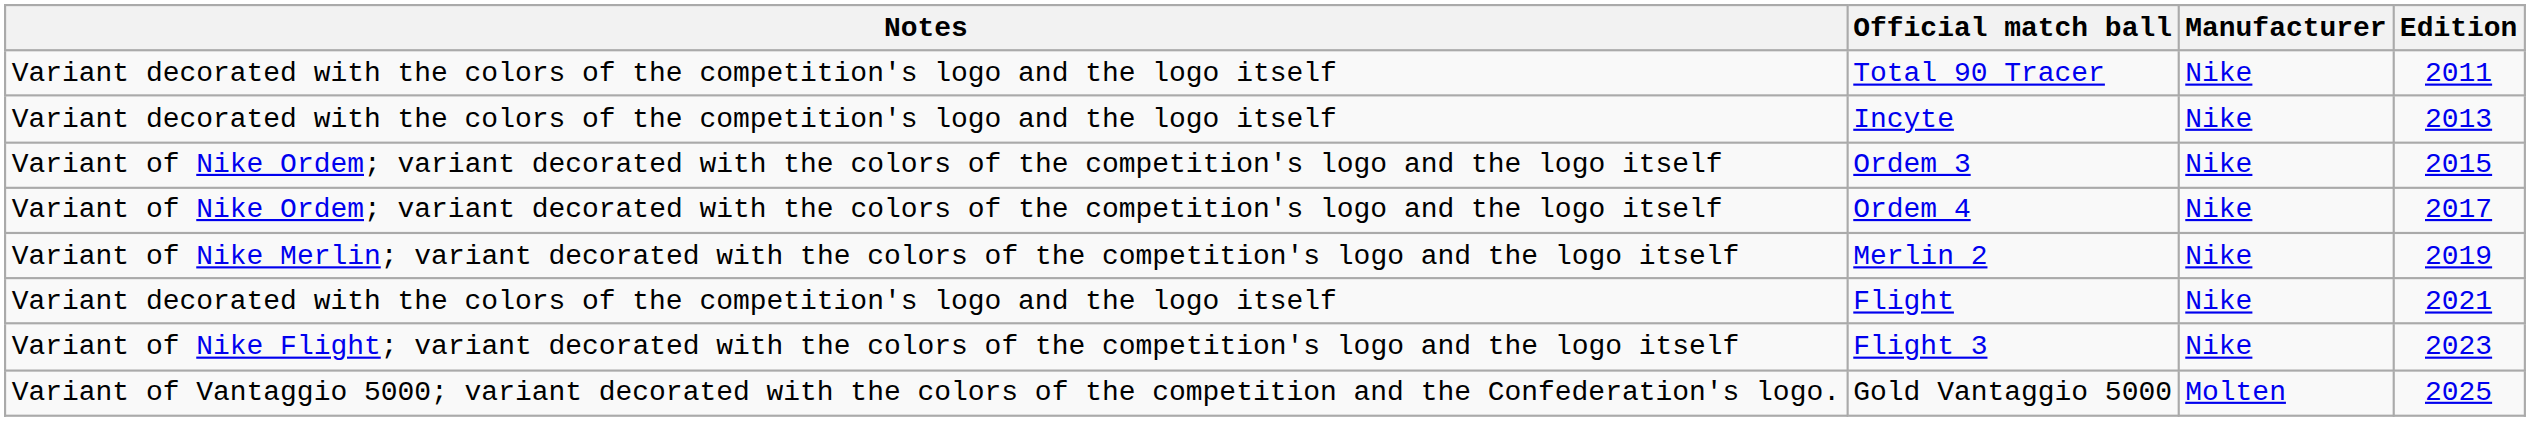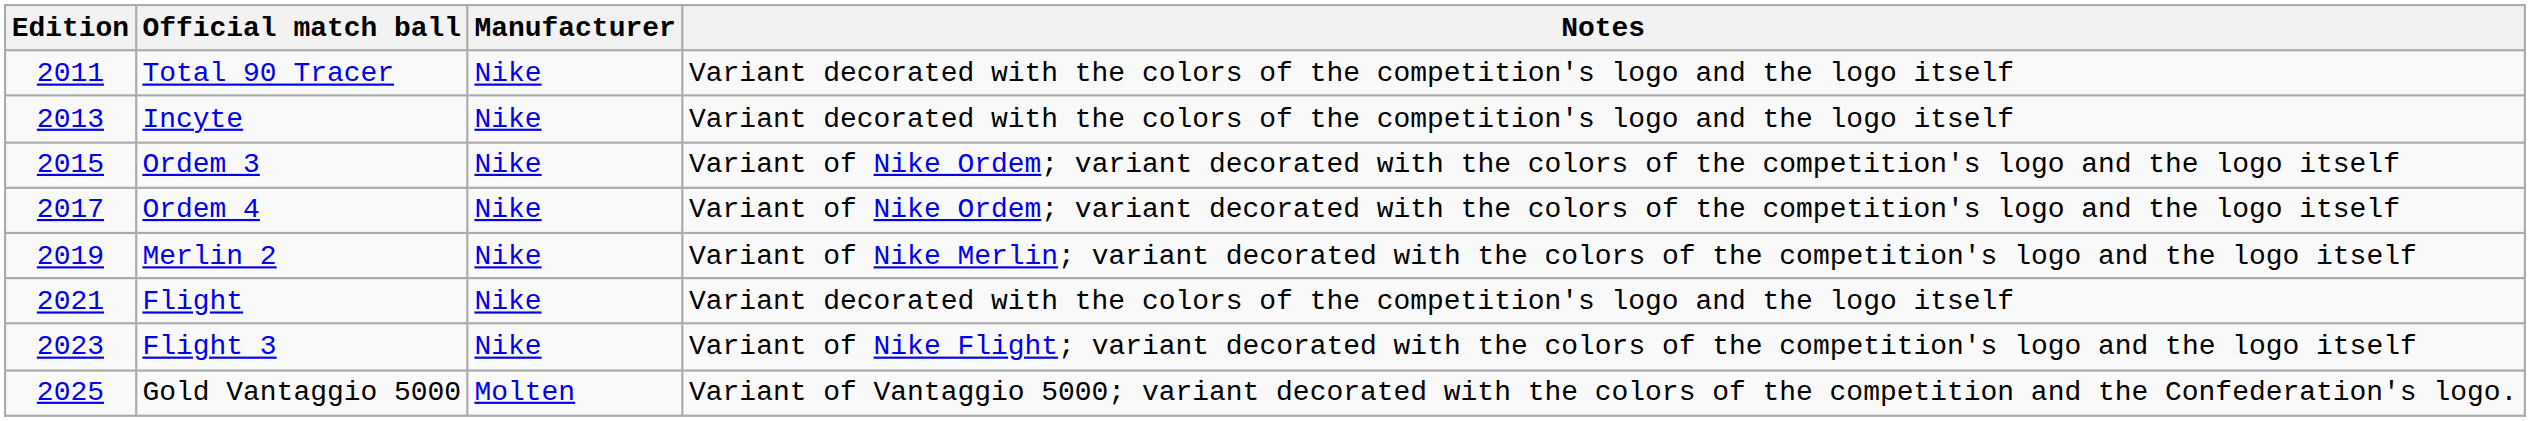columns swapped: (2459, 28) <-> (926, 28)
